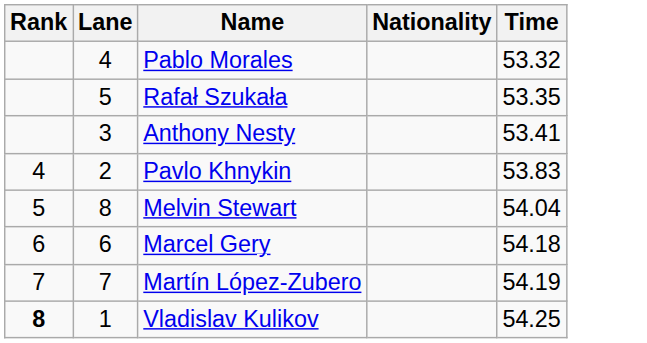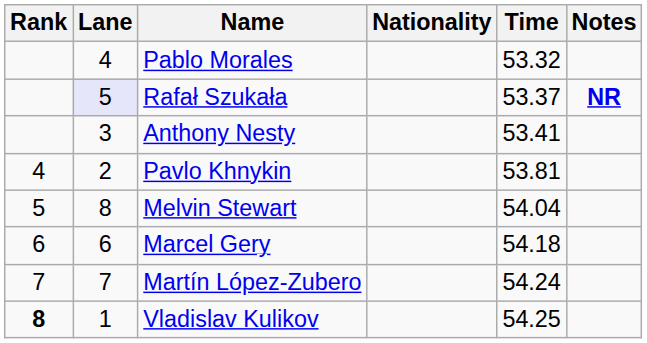+ column: (604, 23)
(105, 97) no background -> (105, 97) lavender background
(532, 97) 53.35 -> (532, 97) 53.37
(532, 171) 53.83 -> (532, 171) 53.81
(532, 282) 54.19 -> (532, 282) 54.24
